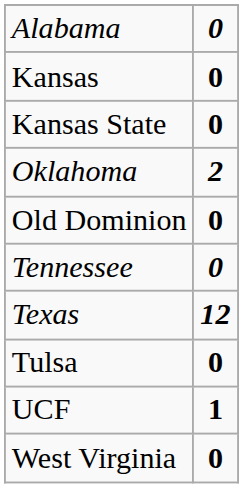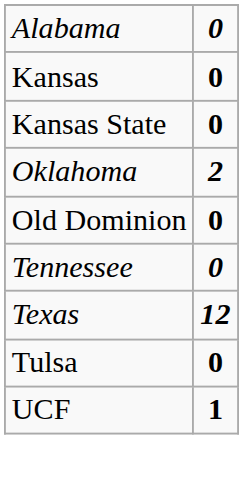- row: (94, 457)
